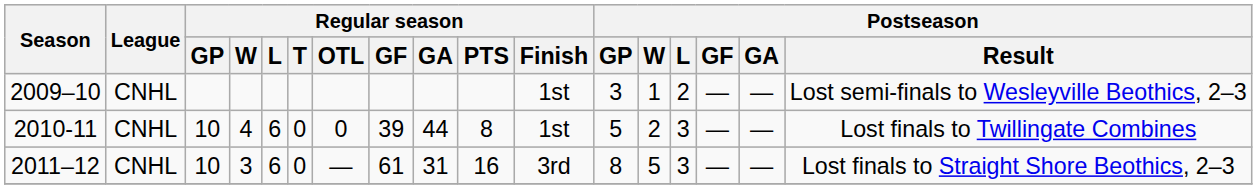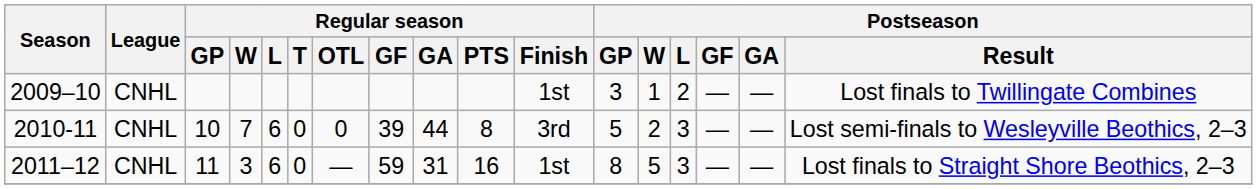(1018, 93) Lost semi-finals to Wesleyville Beothics, 2–3 -> (1018, 93) Lost finals to Twillingate Combines
(246, 129) 4 -> (246, 129) 7
(554, 129) 1st -> (554, 129) 3rd
(1018, 129) Lost finals to Twillingate Combines -> (1018, 129) Lost semi-finals to Wesleyville Beothics, 2–3
(207, 166) 10 -> (207, 166) 11
(391, 166) 61 -> (391, 166) 59
(554, 166) 3rd -> (554, 166) 1st
